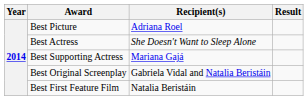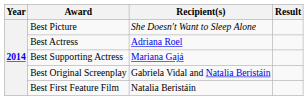(157, 27) Adriana Roel -> (194, 27) She Doesn't Want to Sleep Alone
(194, 42) She Doesn't Want to Sleep Alone -> (157, 42) Adriana Roel
